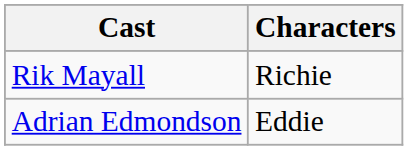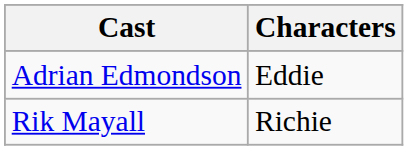rows swapped: (78, 74) <-> (127, 121)
